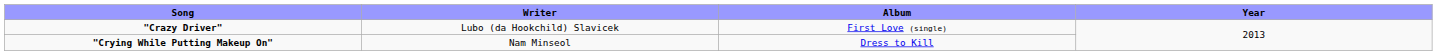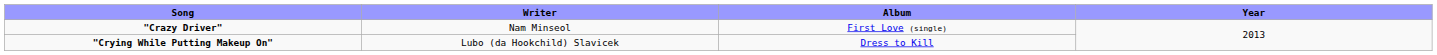(540, 27) Lubo (da Hookchild) Slavicek -> (540, 27) Nam Minseol
(540, 42) Nam Minseol -> (540, 42) Lubo (da Hookchild) Slavicek
